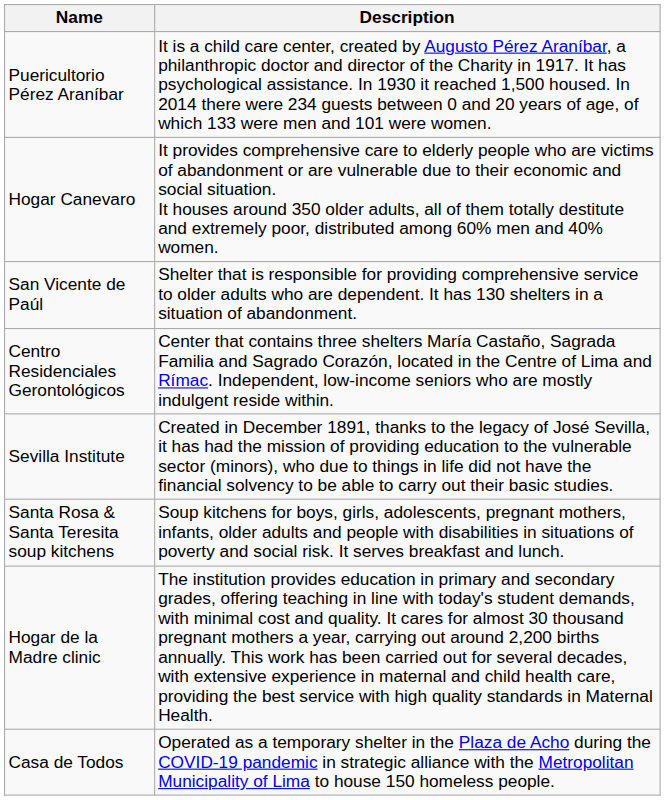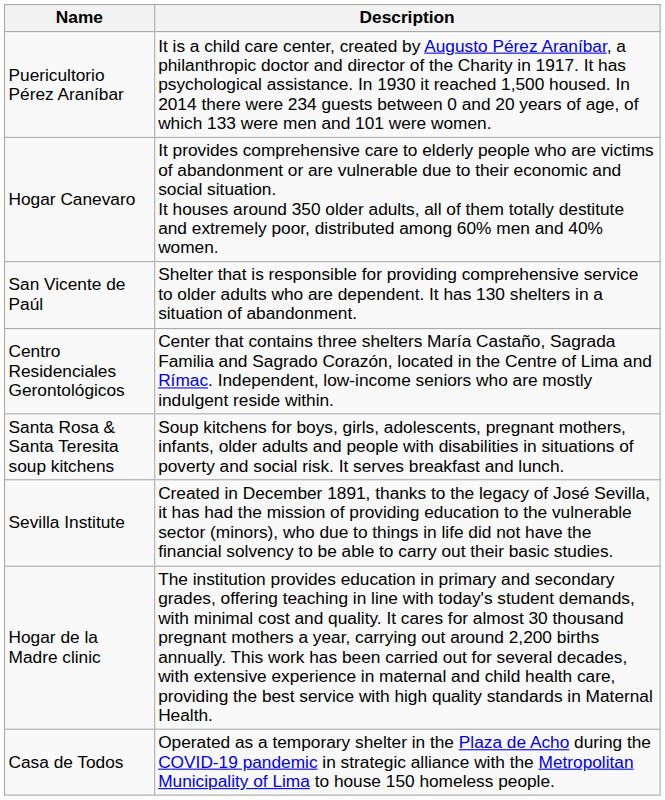rows swapped: (64, 532) <-> (67, 456)
